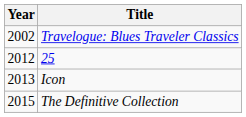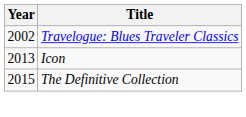- row: (48, 58)
